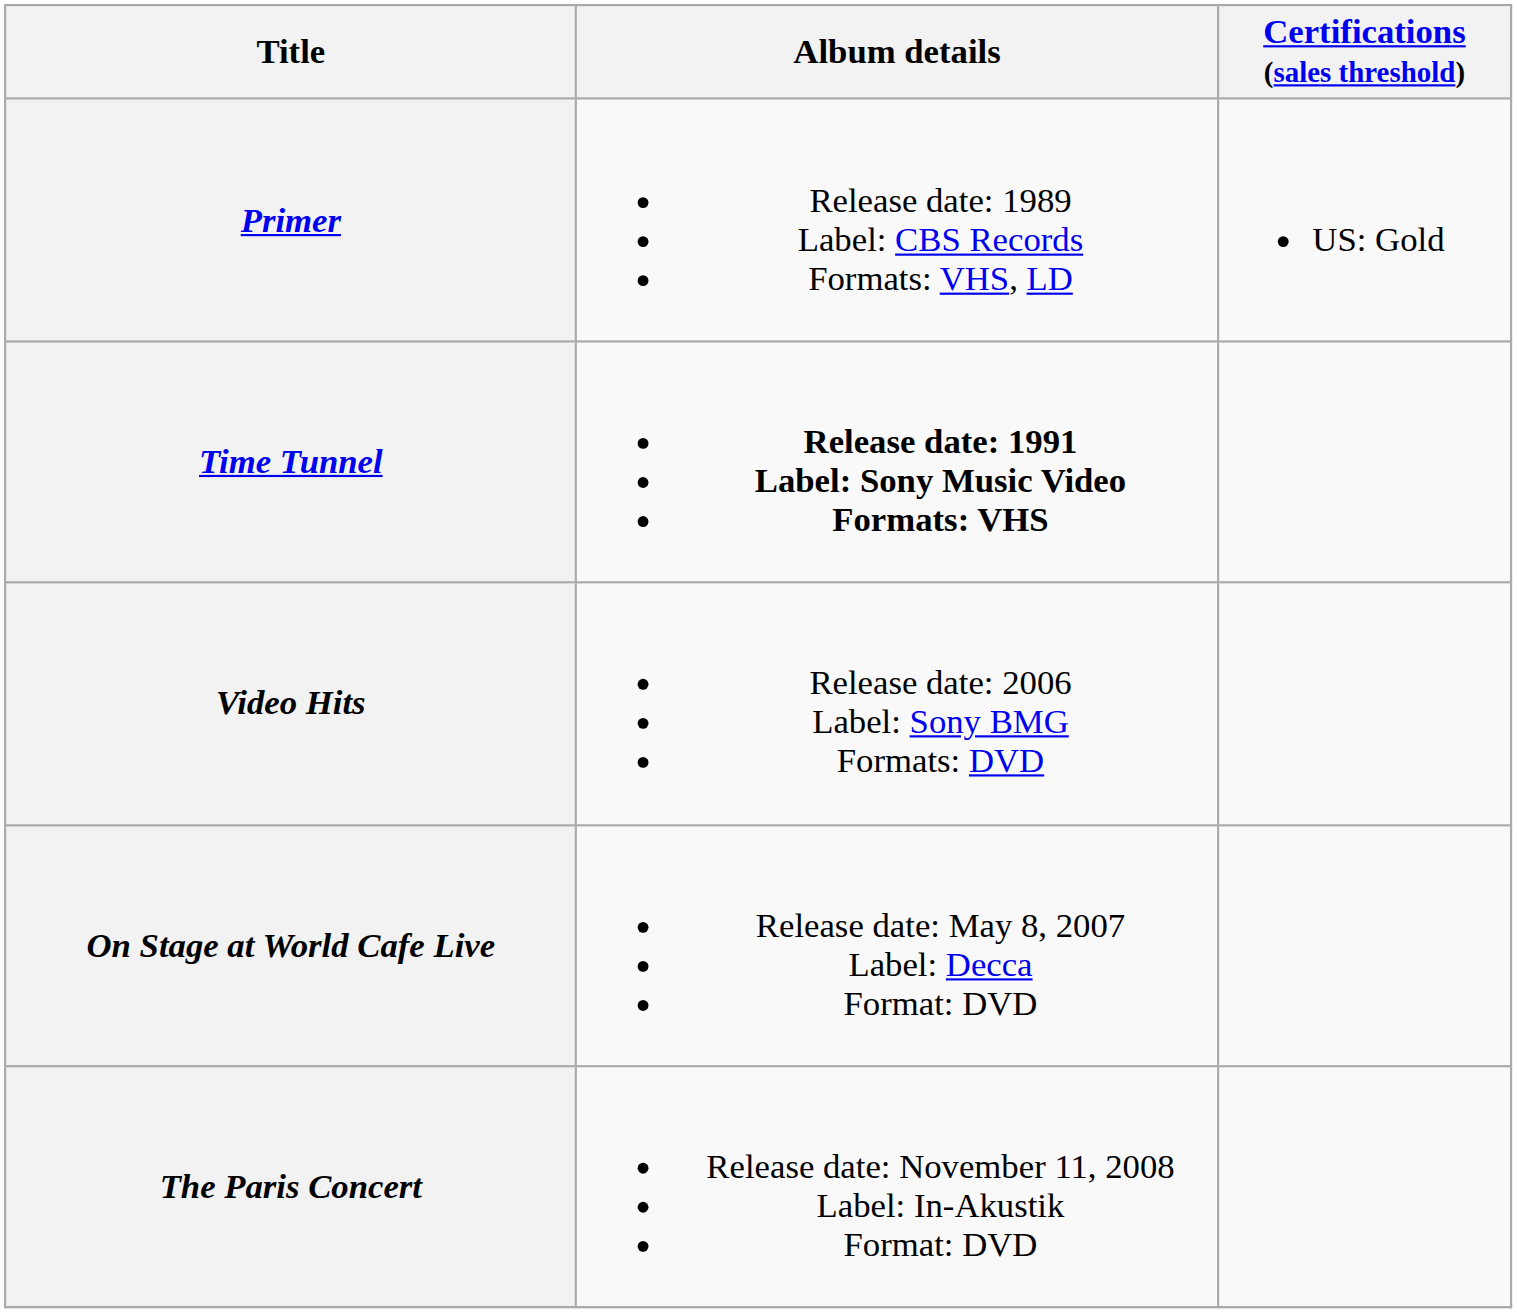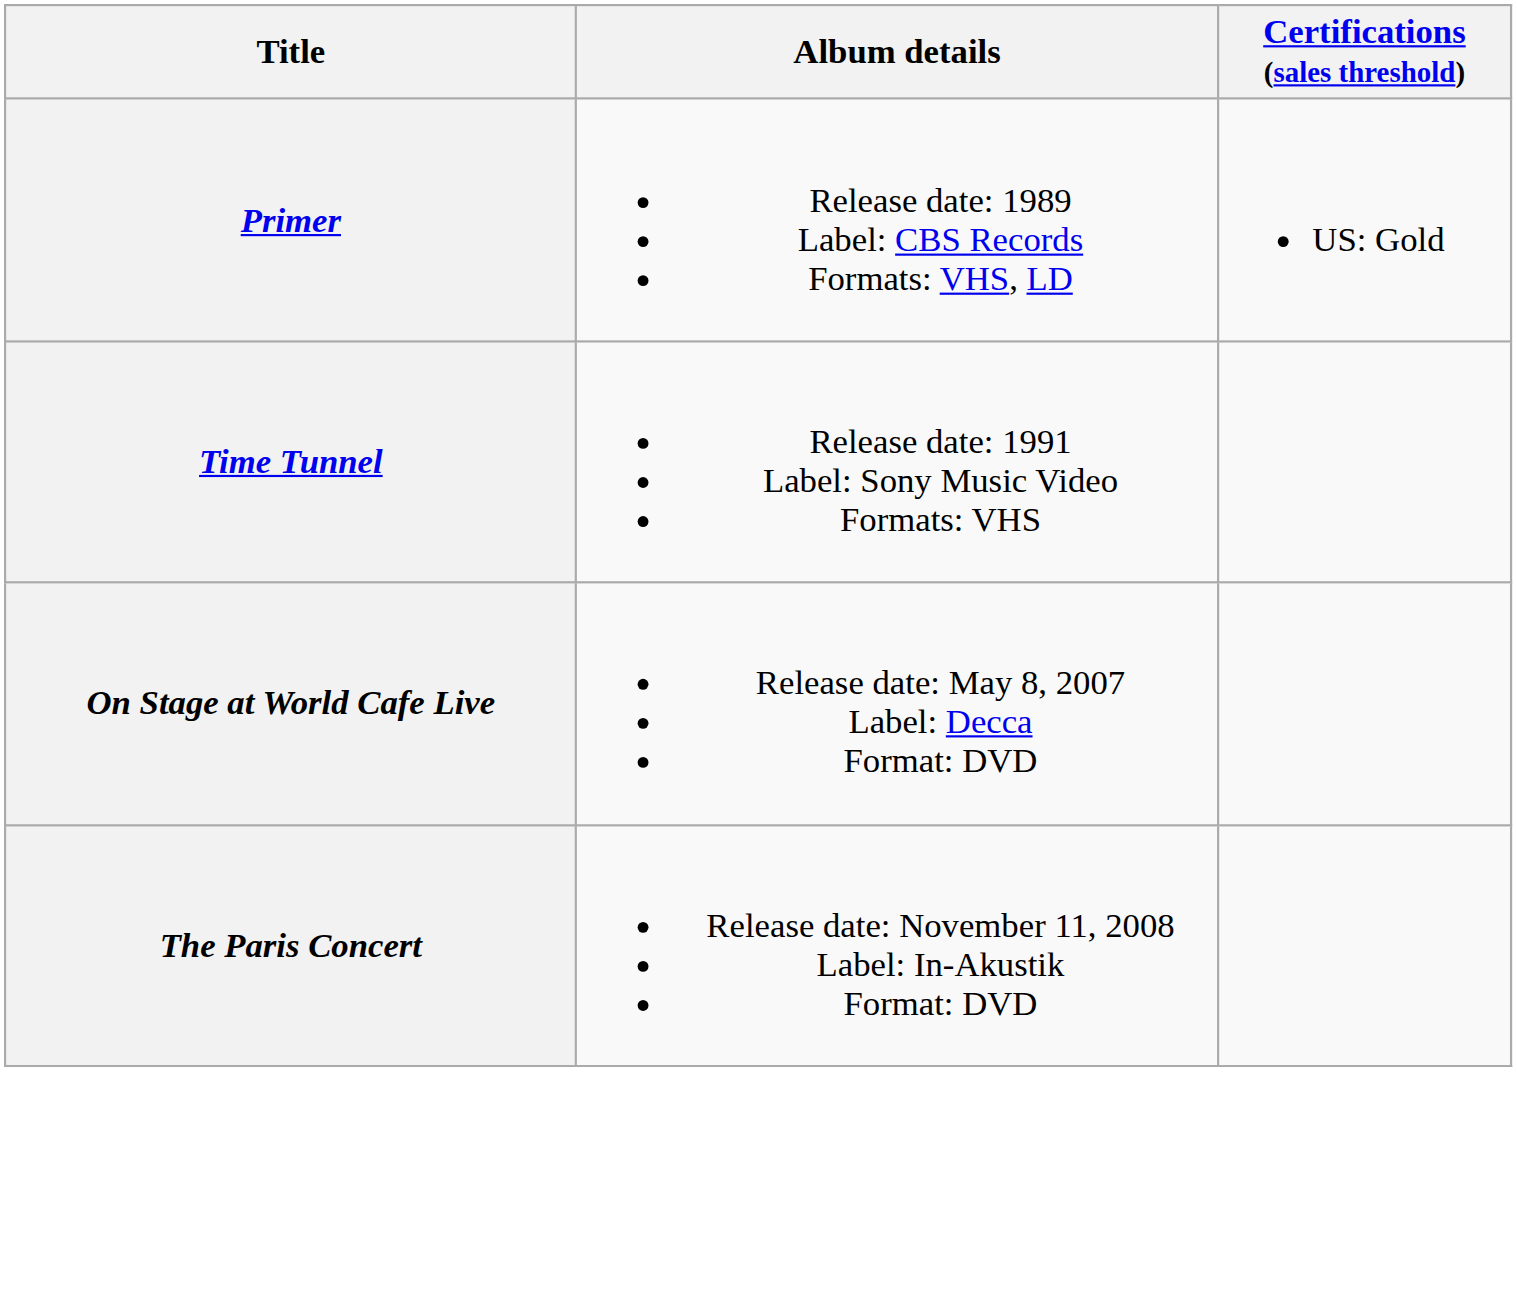(897, 481) bold -> (897, 481) normal
- row: (291, 702)
